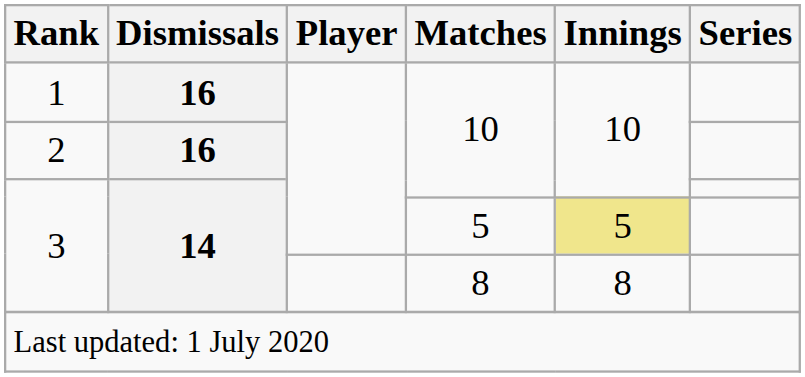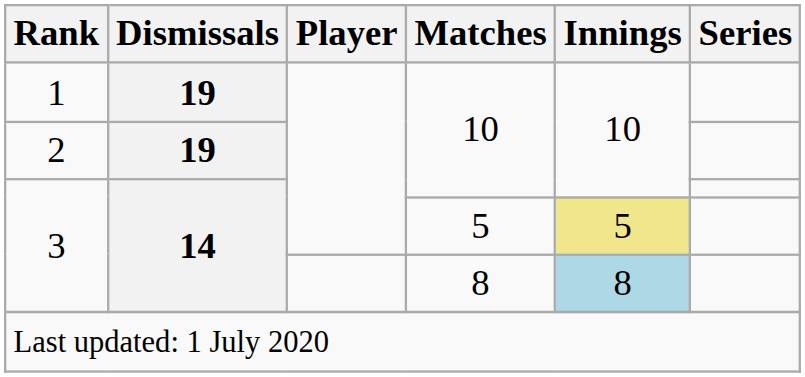(197, 91) 16 -> (197, 91) 19
(197, 149) 16 -> (197, 149) 19
(623, 282) no background -> (623, 282) lightblue background
